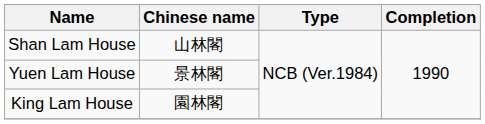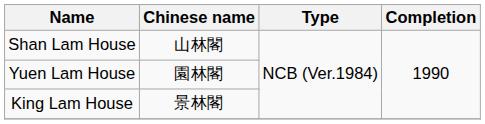(199, 73) 景林閣 -> (199, 73) 園林閣
(199, 103) 園林閣 -> (199, 103) 景林閣
